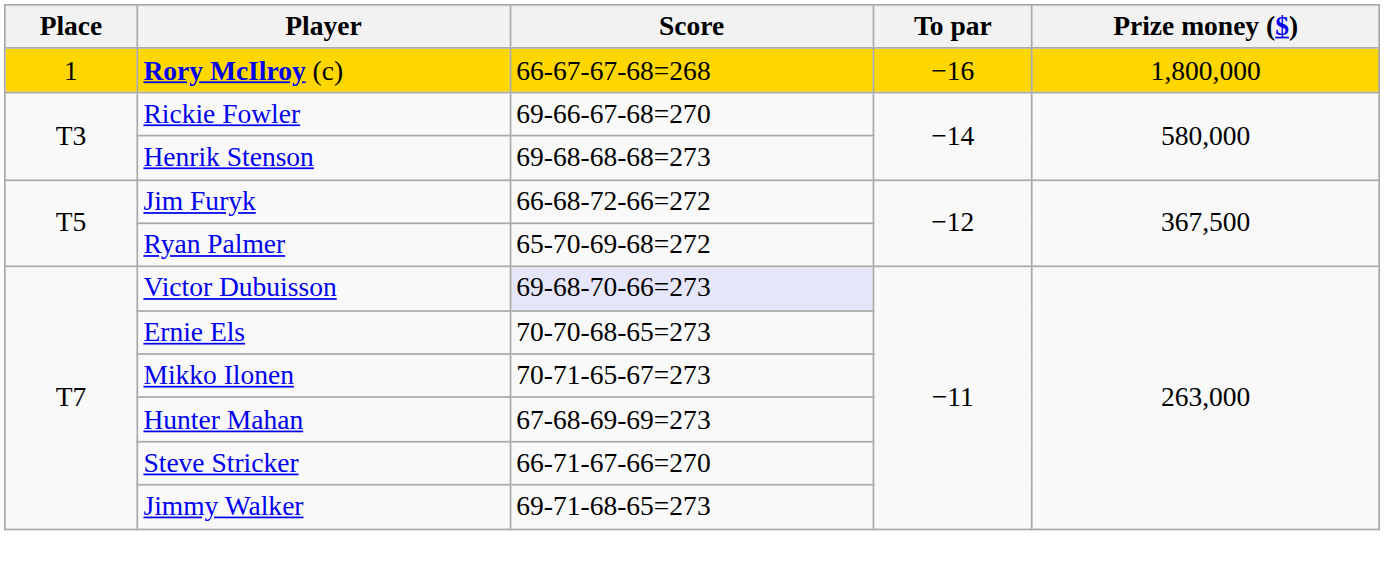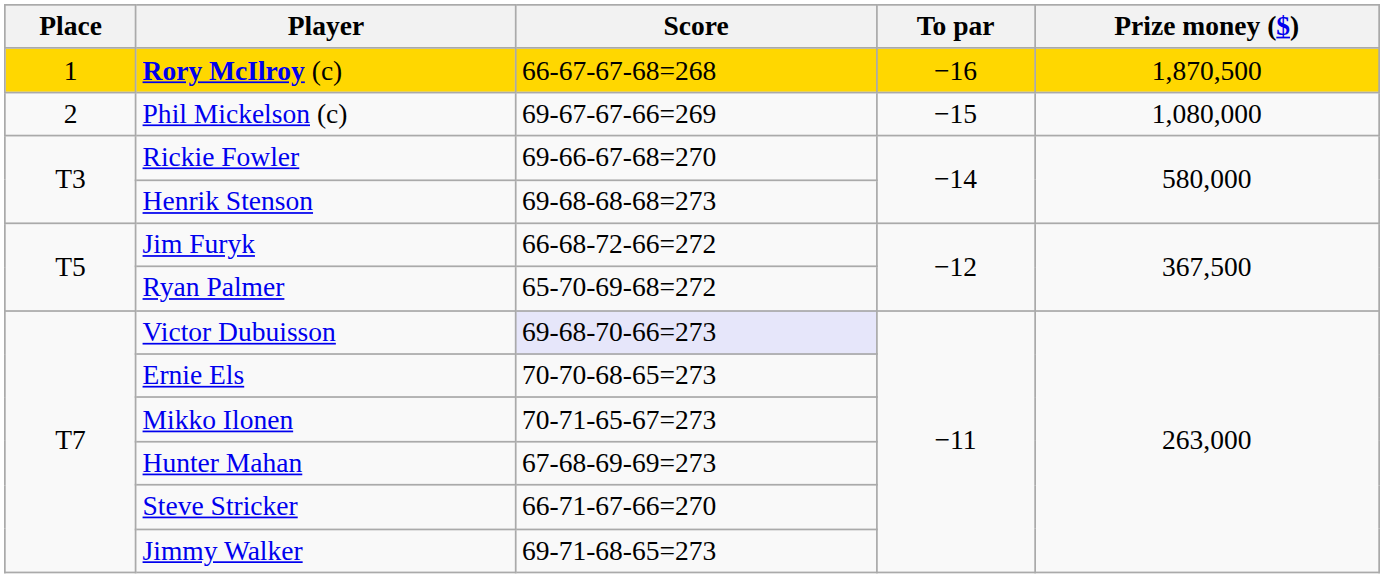(1206, 69) 1,800,000 -> (1207, 69) 1,870,500
+ row: (245, 113)
